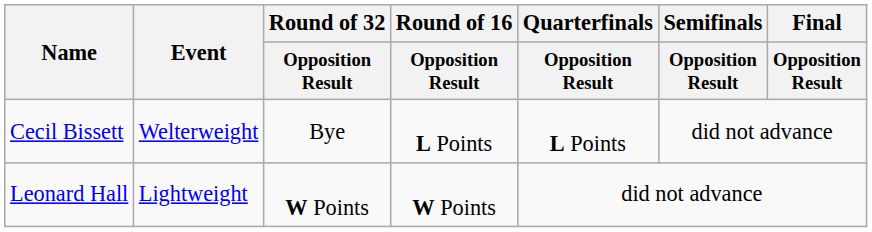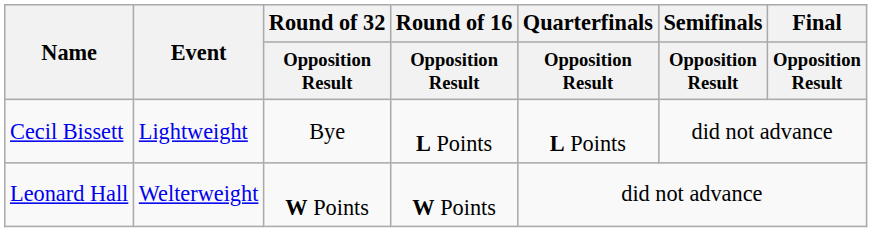(199, 131) Welterweight -> (193, 131) Lightweight
(193, 194) Lightweight -> (199, 194) Welterweight
